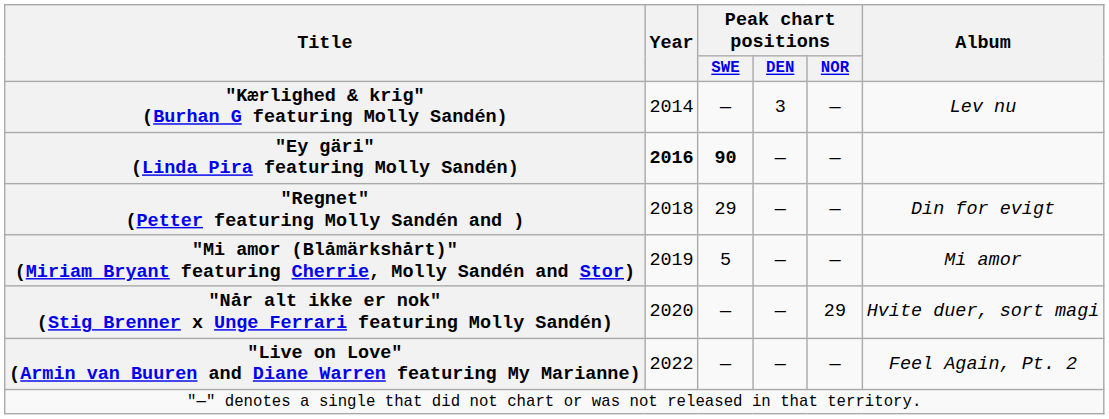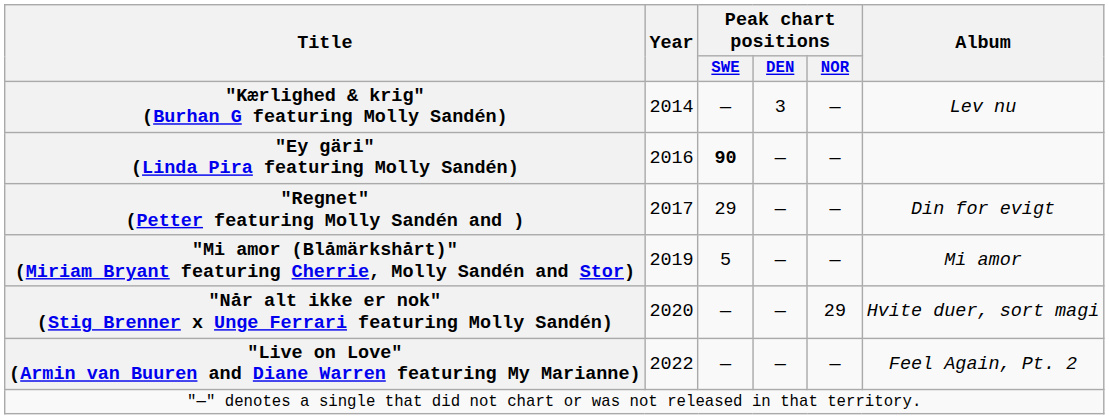(672, 158) bold -> (672, 158) normal
(672, 209) 2018 -> (672, 209) 2017
